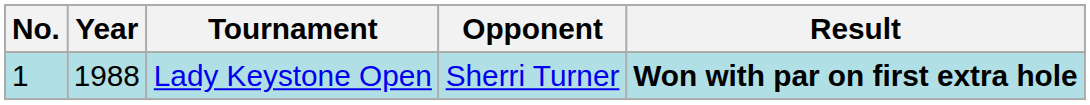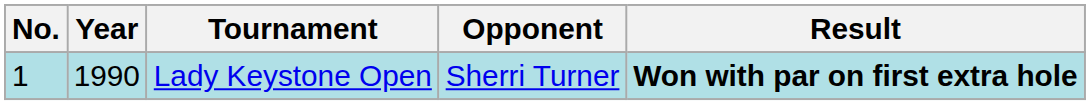(107, 76) 1988 -> (107, 76) 1990
